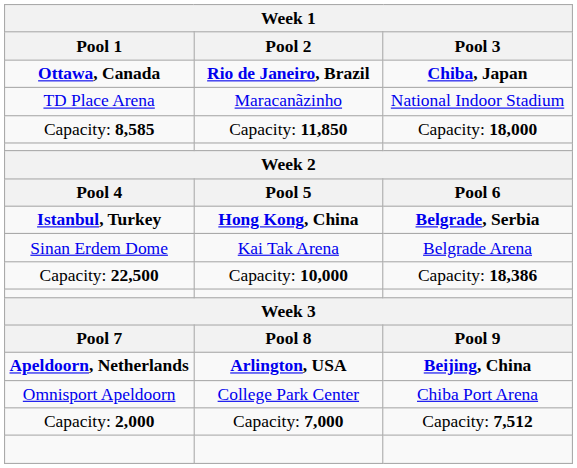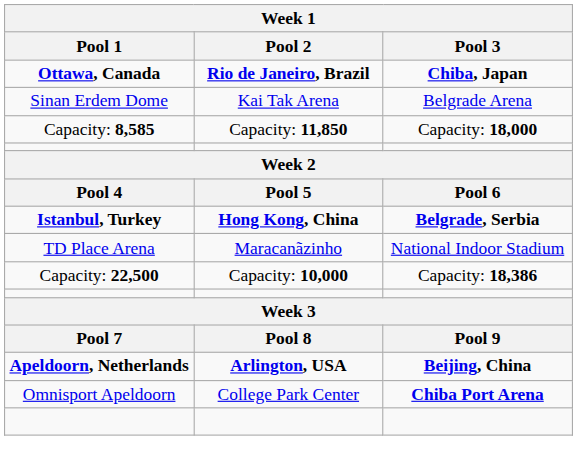rows swapped: (99, 101) <-> (99, 247)
(478, 393) normal -> (478, 393) bold
- row: (99, 421)
